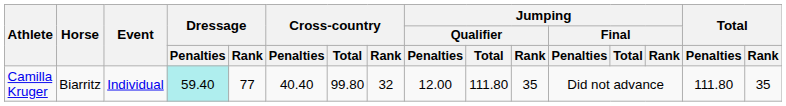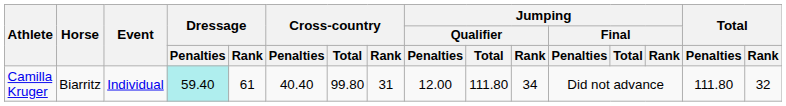(247, 84) 77 -> (247, 84) 61
(386, 84) 32 -> (386, 84) 31
(530, 84) 35 -> (530, 84) 34
(763, 84) 35 -> (763, 84) 32
